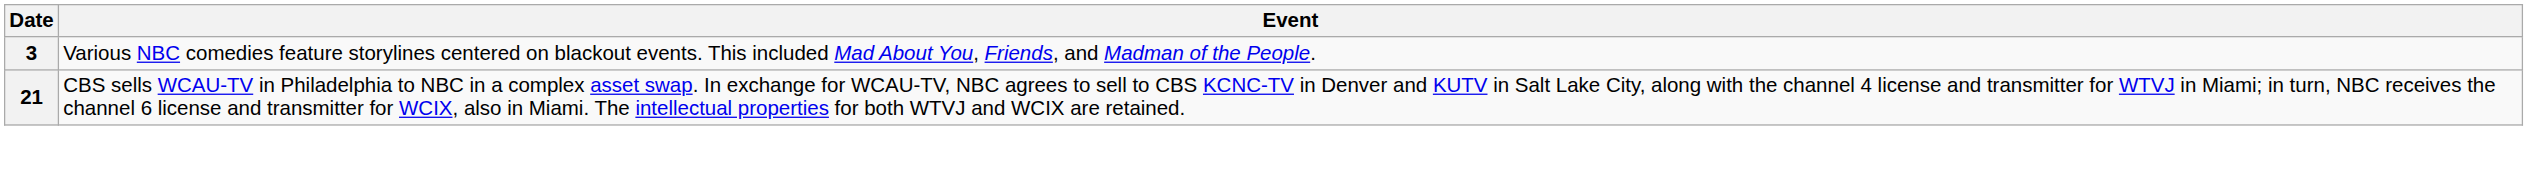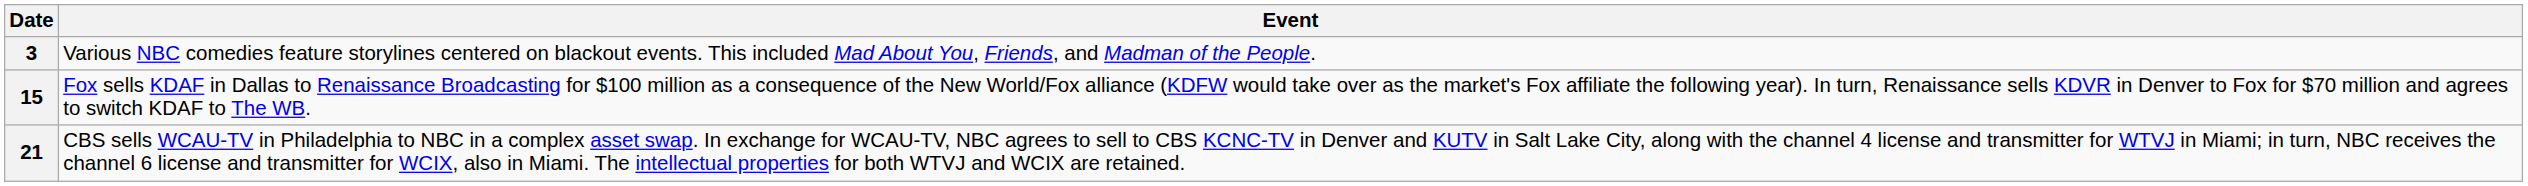+ row: (32, 97)
